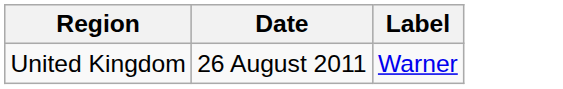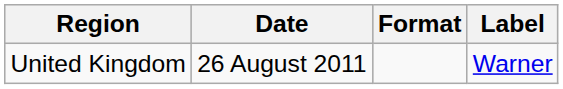+ column: (420, 24)
